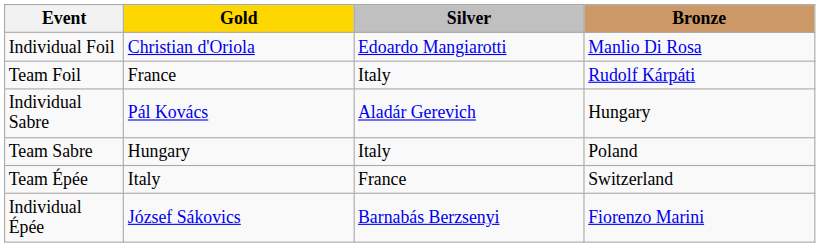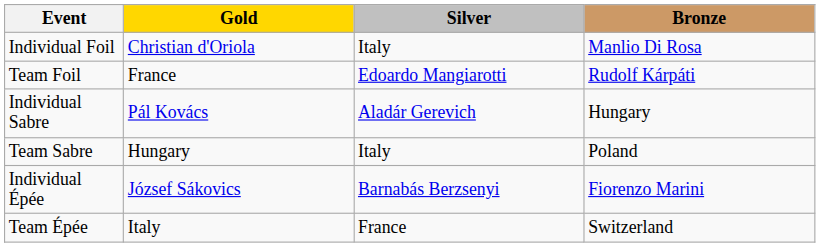(432, 46) Edoardo Mangiarotti -> (374, 46) Italy
(374, 74) Italy -> (432, 74) Edoardo Mangiarotti
rows swapped: (45, 217) <-> (48, 179)
